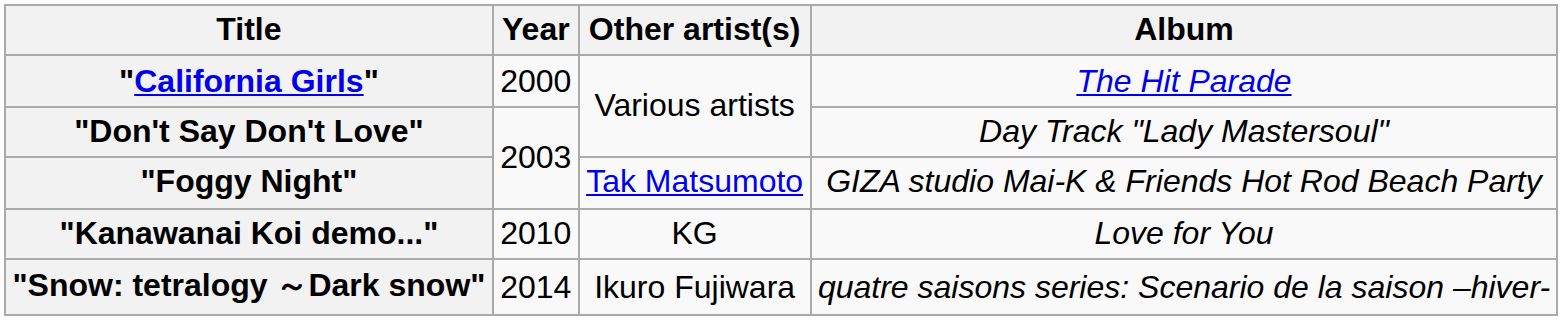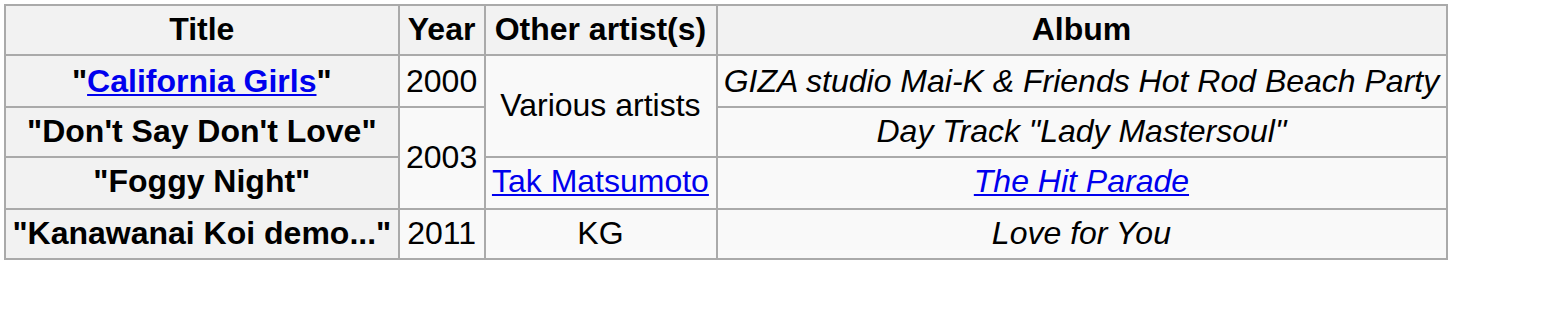(1184, 80) The Hit Parade -> (1081, 80) GIZA studio Mai-K & Friends Hot Rod Beach Party
(1184, 182) GIZA studio Mai-K & Friends Hot Rod Beach Party -> (1081, 182) The Hit Parade
(536, 232) 2010 -> (442, 232) 2011
- row: (249, 285)
